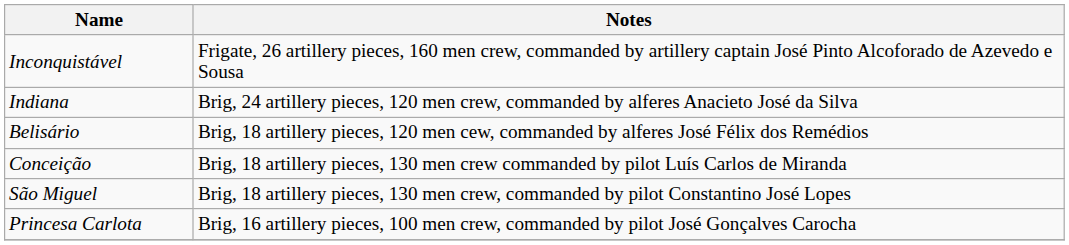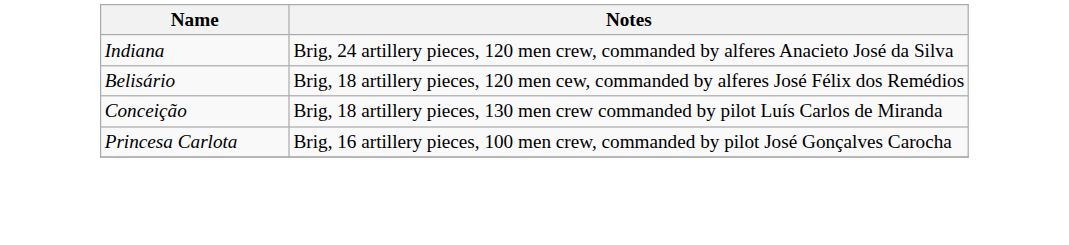- row: (66, 60)
- row: (53, 193)
